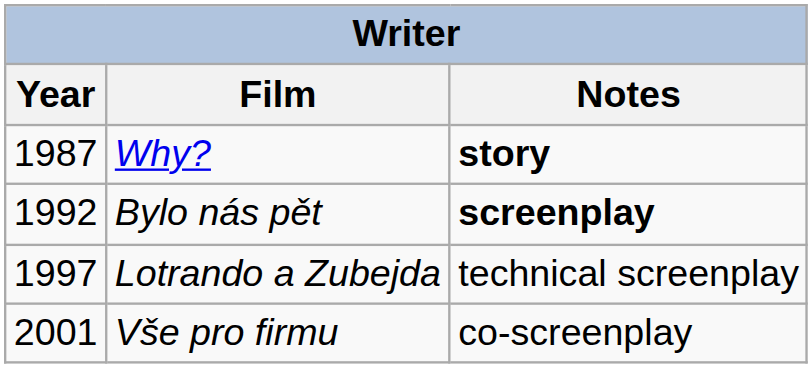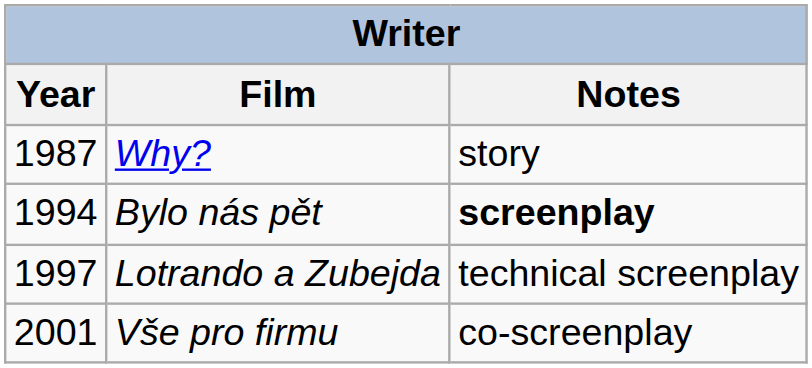(504, 153) bold -> (499, 153) normal
(56, 213) 1992 -> (56, 213) 1994
